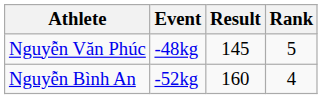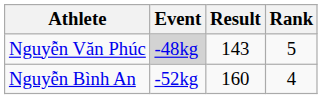(176, 49) no background -> (176, 49) lightgrey background
(235, 49) 145 -> (235, 49) 143
